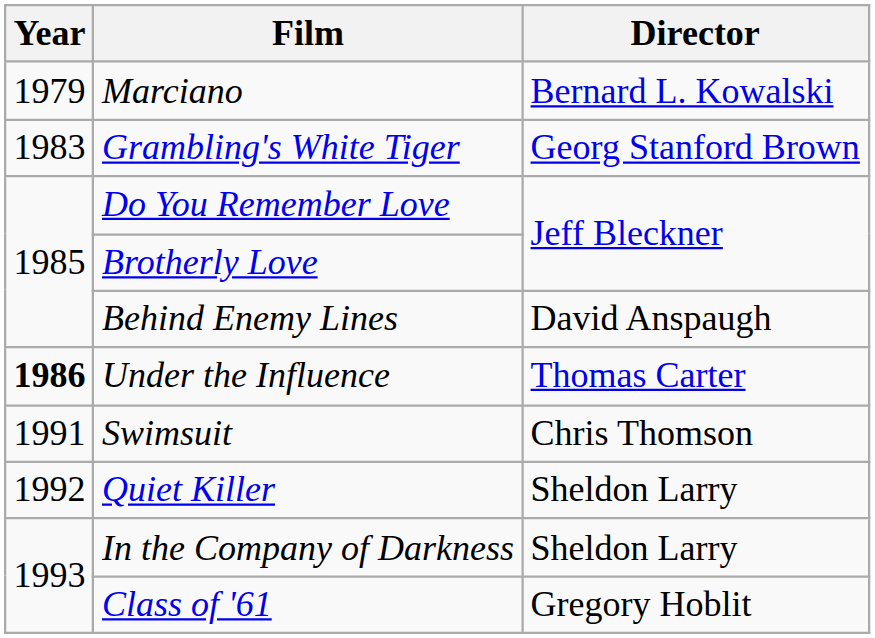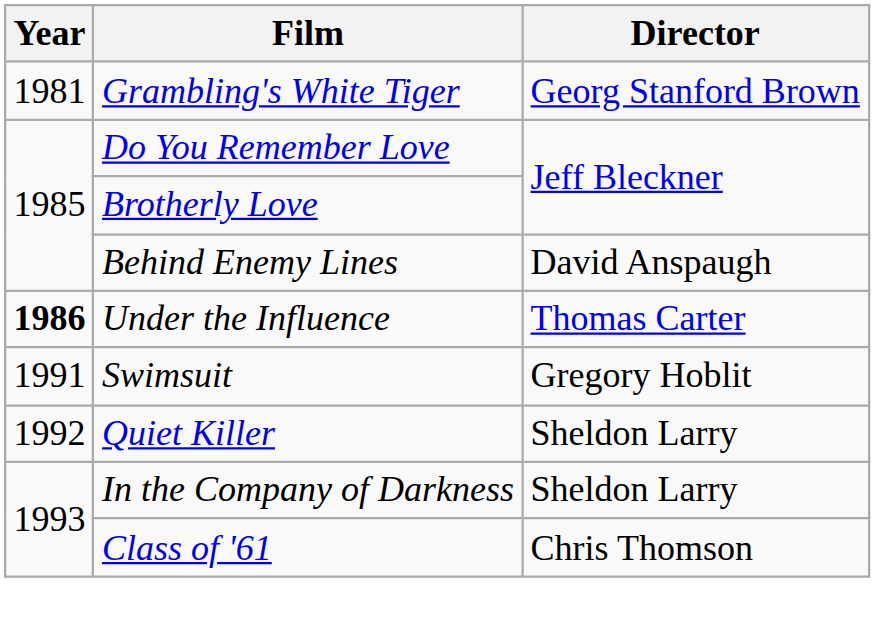- row: (172, 90)
(49, 147) 1983 -> (49, 90) 1981
(642, 432) Chris Thomson -> (641, 375) Gregory Hoblit
(641, 603) Gregory Hoblit -> (642, 546) Chris Thomson
